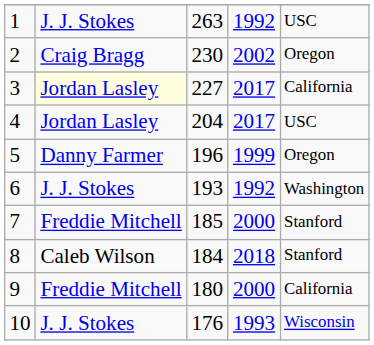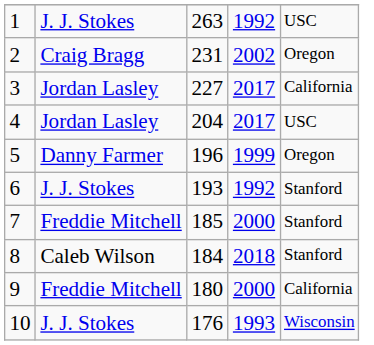(207, 54) 230 -> (207, 54) 231
(99, 88) lightyellow background -> (99, 88) no background
(324, 188) Washington -> (313, 188) Stanford
